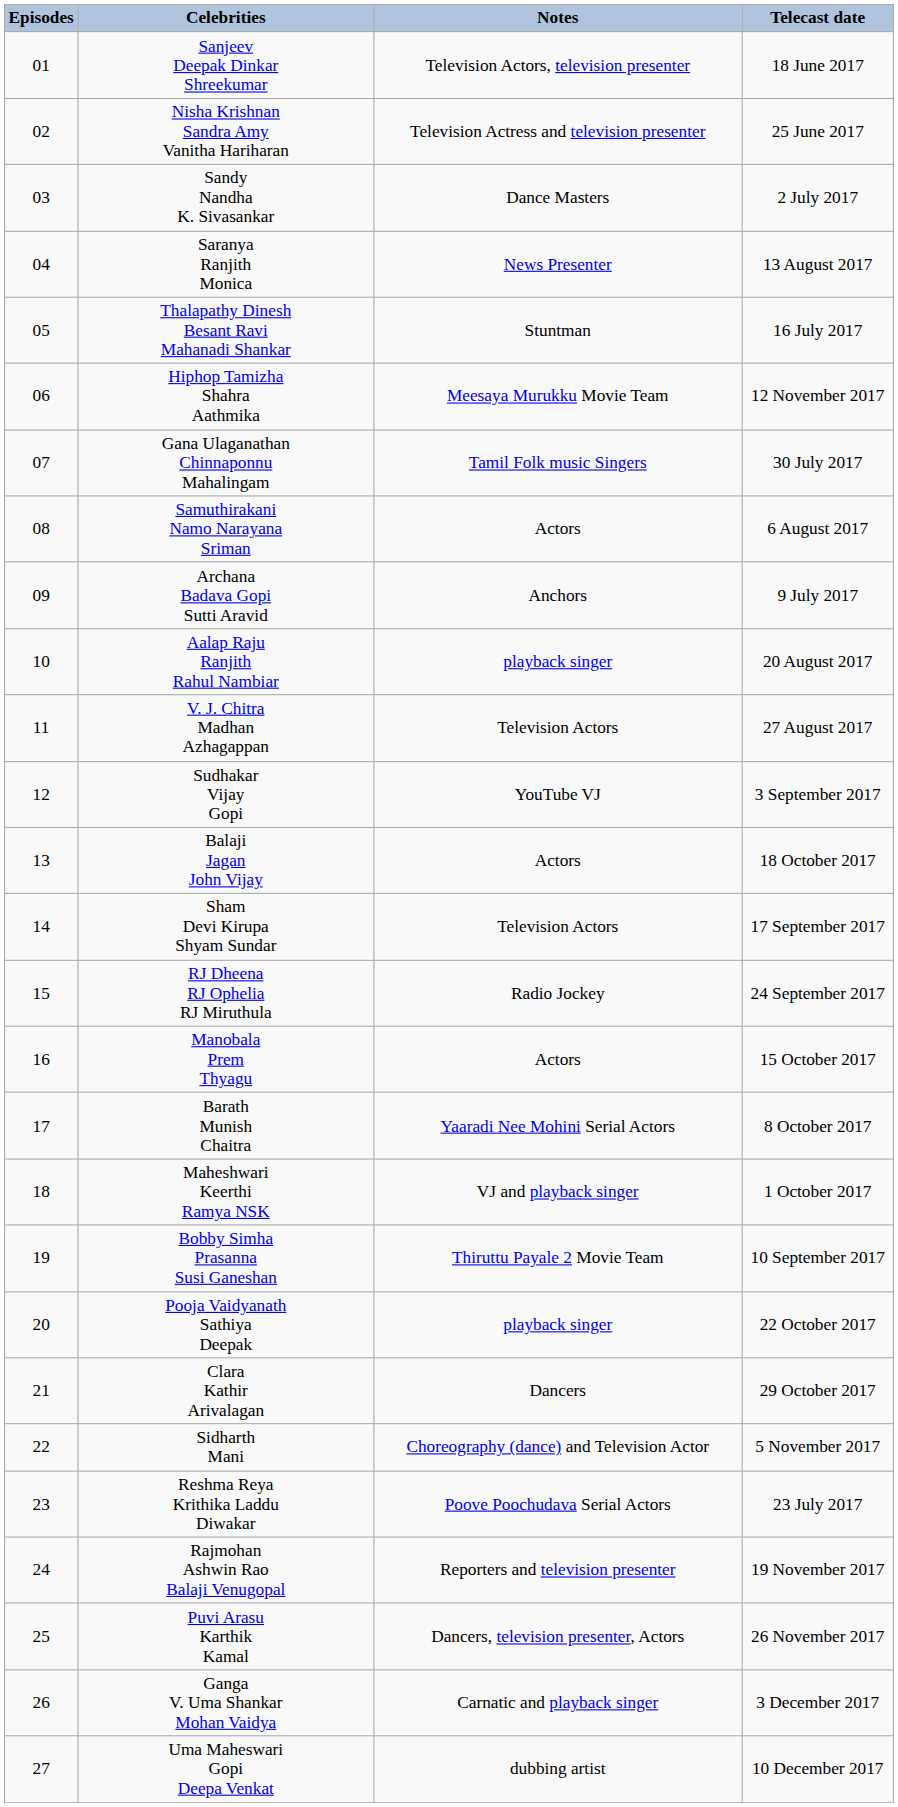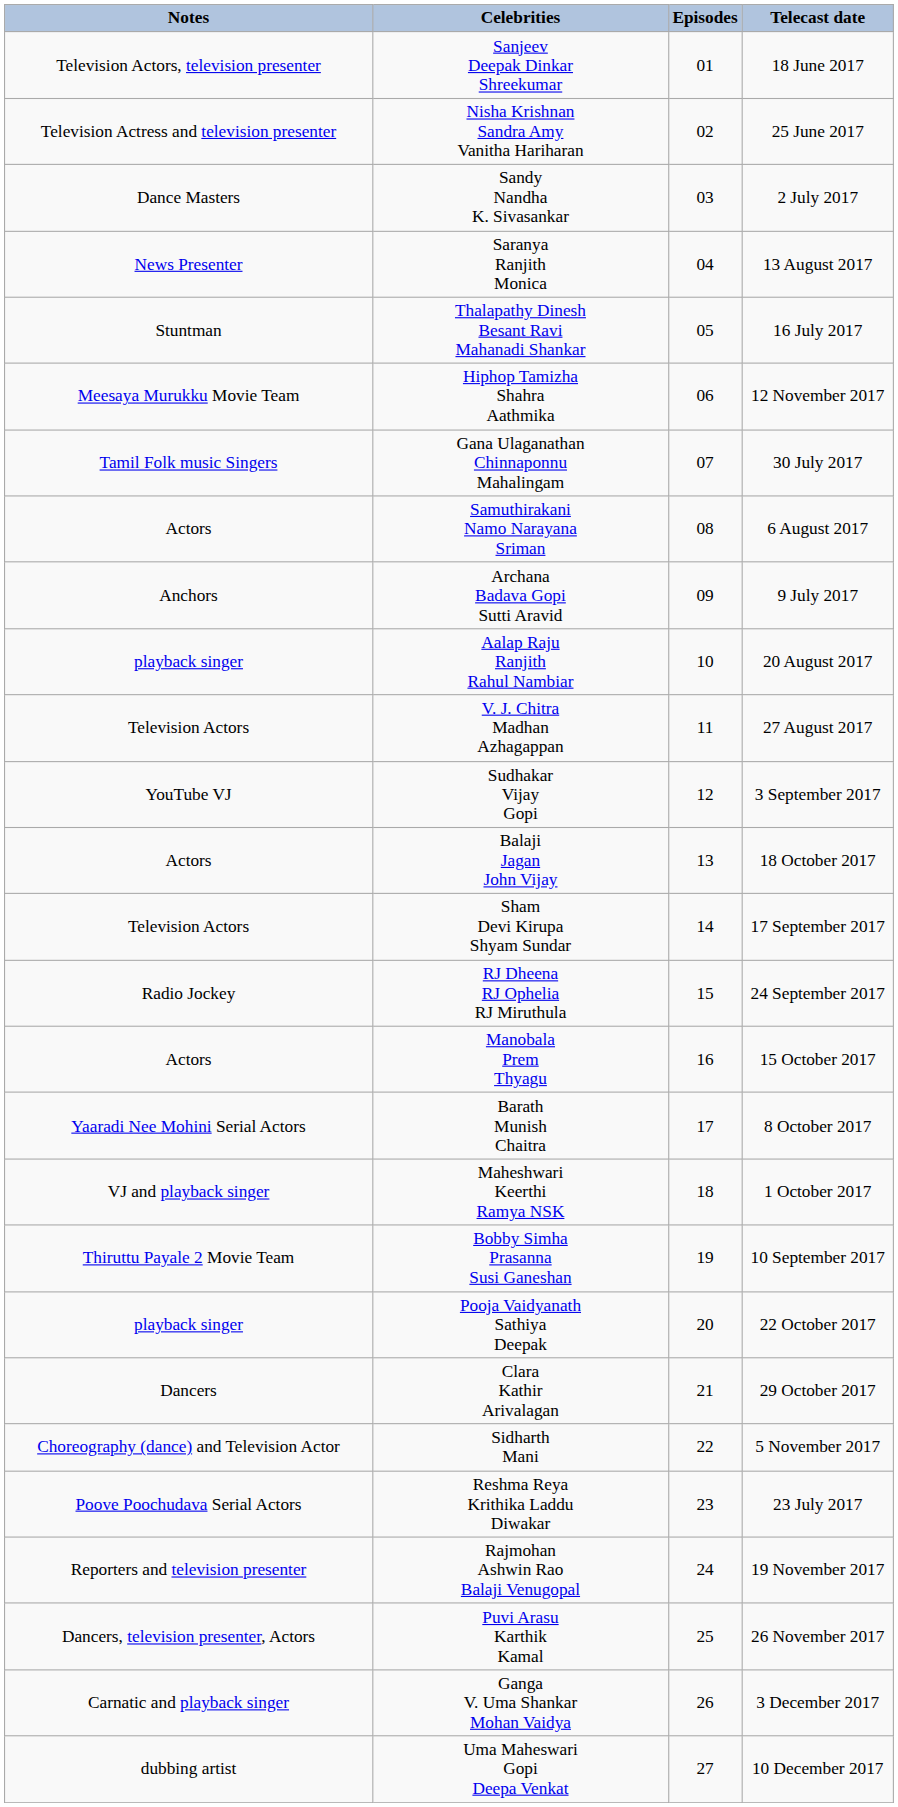columns swapped: (41, 18) <-> (558, 18)
